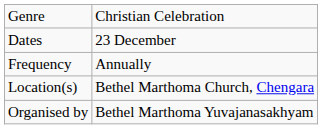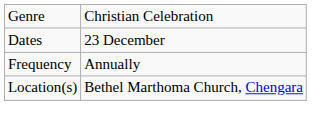- row: (48, 111)
